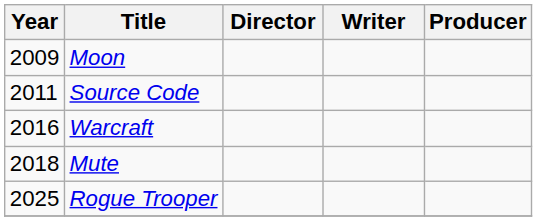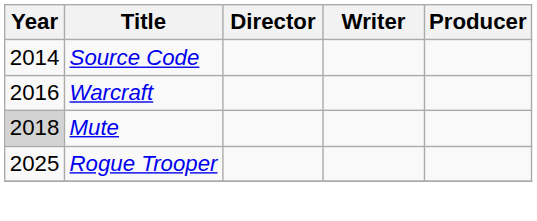- row: (97, 57)
(34, 92) 2011 -> (35, 57) 2014
(35, 163) no background -> (35, 127) lightgrey background
